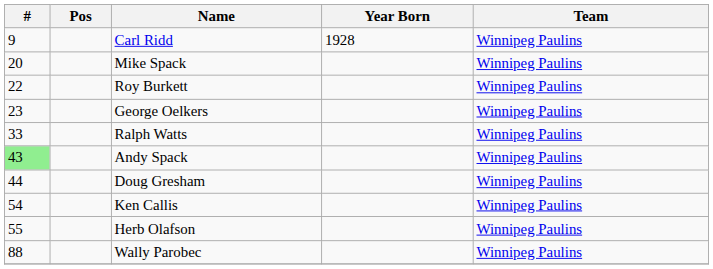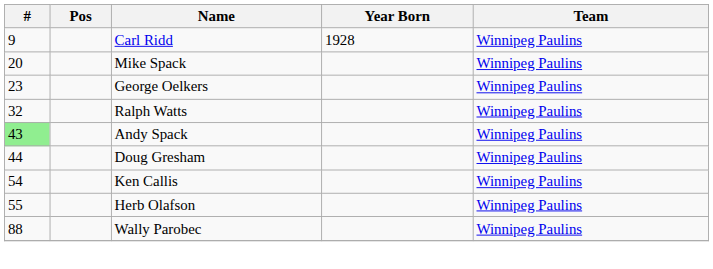- row: (151, 87)
(15, 134) 33 -> (15, 110) 32
